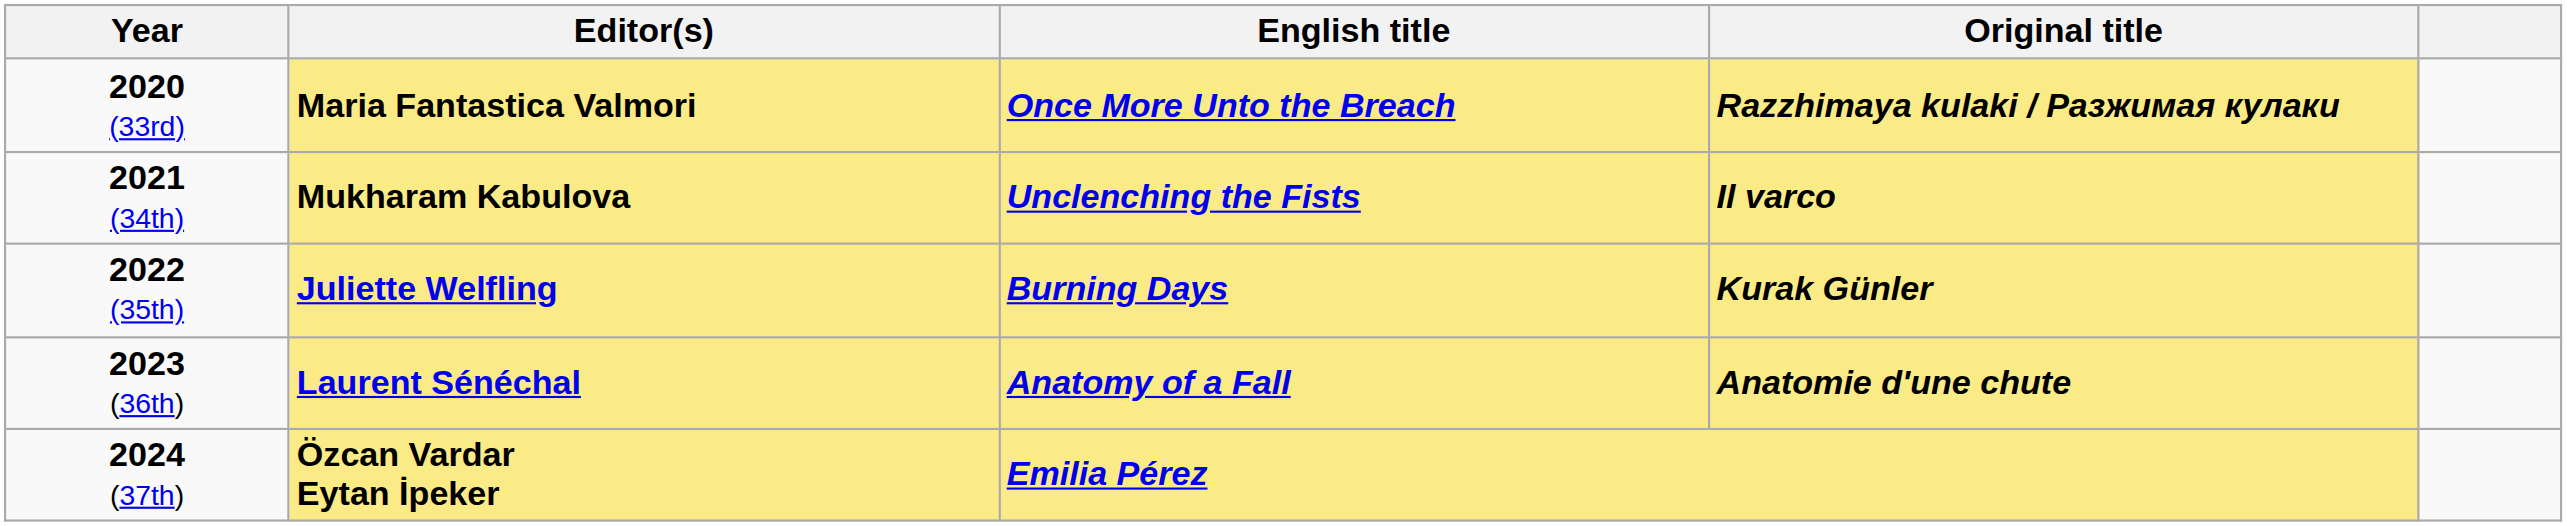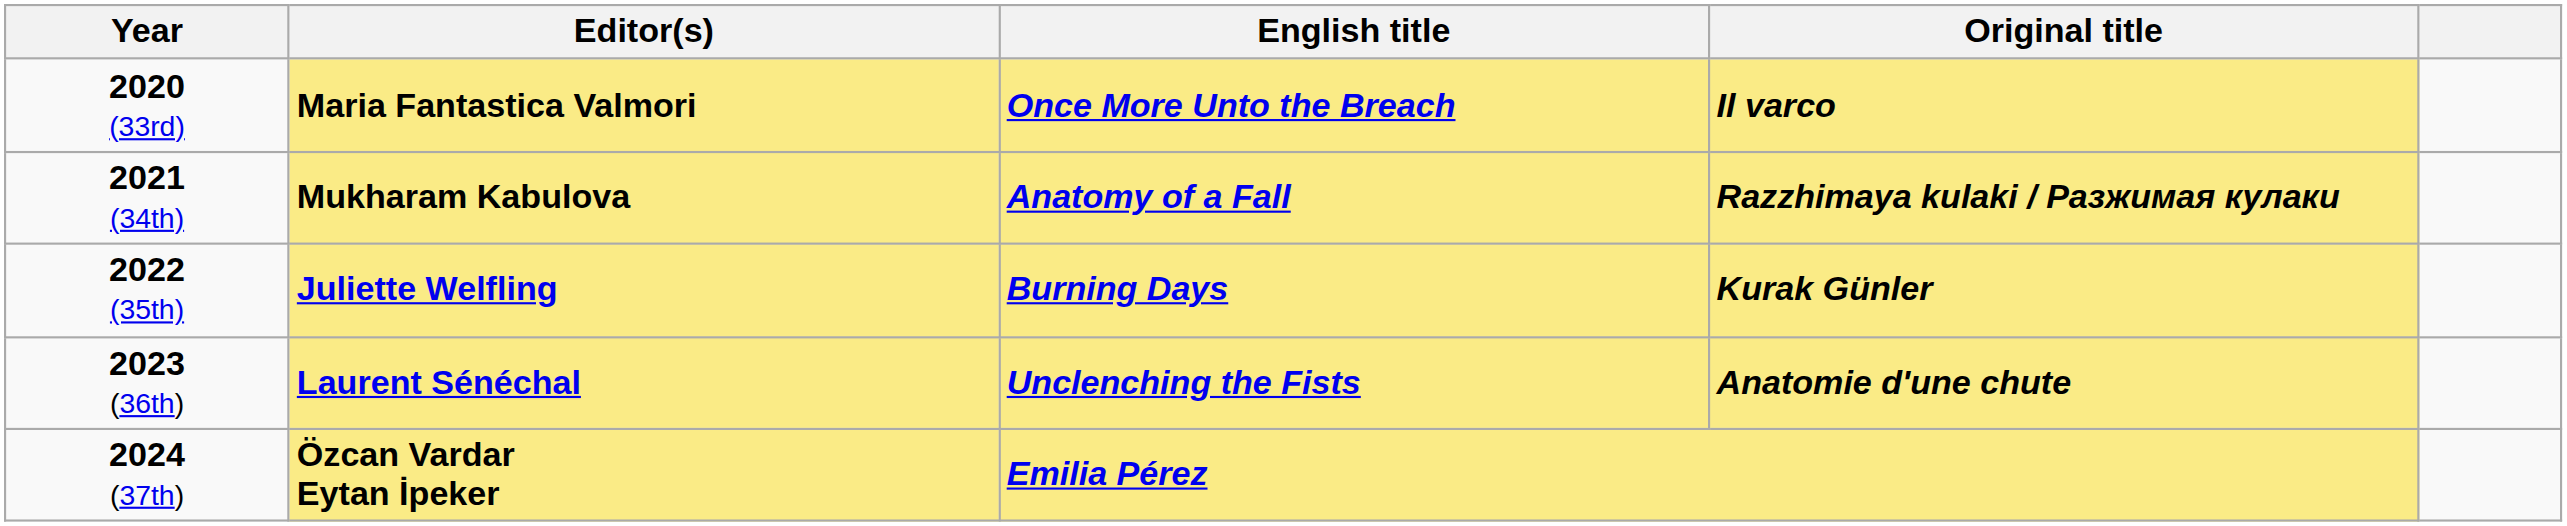(2028, 104) Razzhimaya kulaki / Разжимая кулаки -> (1776, 104) Il varco
(1184, 197) Unclenching the Fists -> (1149, 197) Anatomy of a Fall
(1776, 197) Il varco -> (2028, 197) Razzhimaya kulaki / Разжимая кулаки
(1149, 381) Anatomy of a Fall -> (1184, 381) Unclenching the Fists
